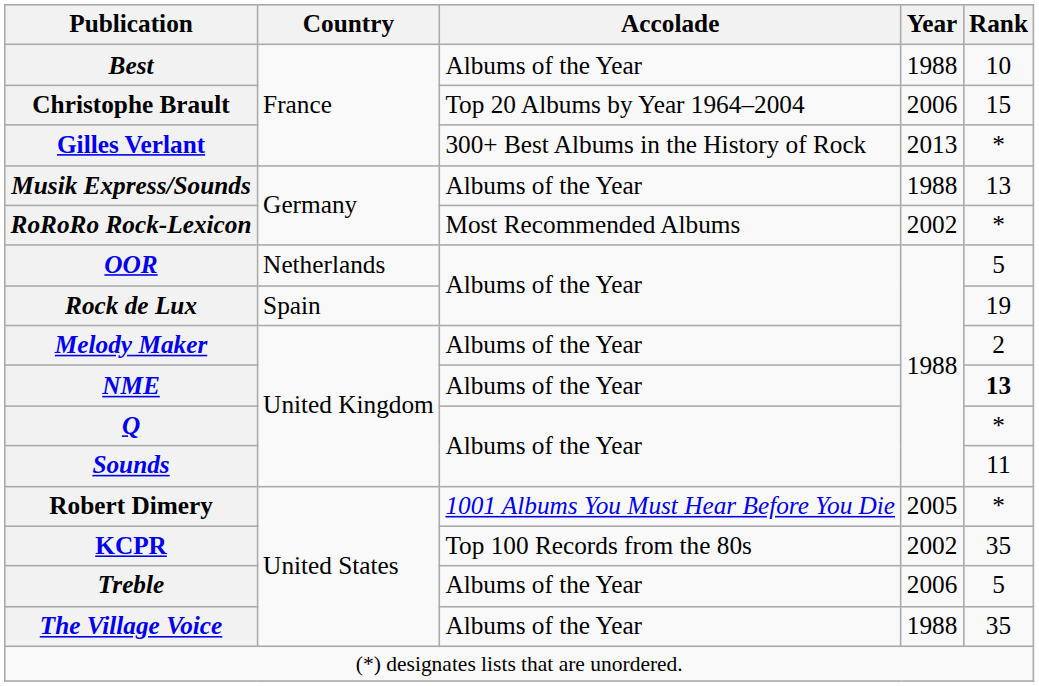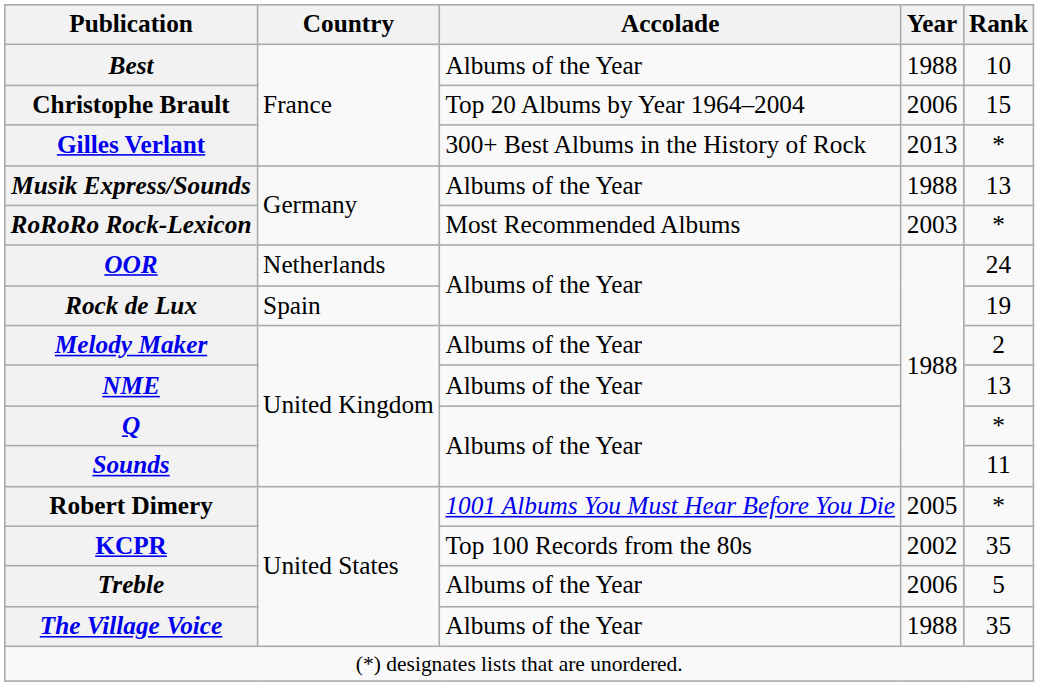(932, 225) 2002 -> (932, 225) 2003
(998, 265) 5 -> (998, 265) 24
(998, 385) bold -> (998, 385) normal
